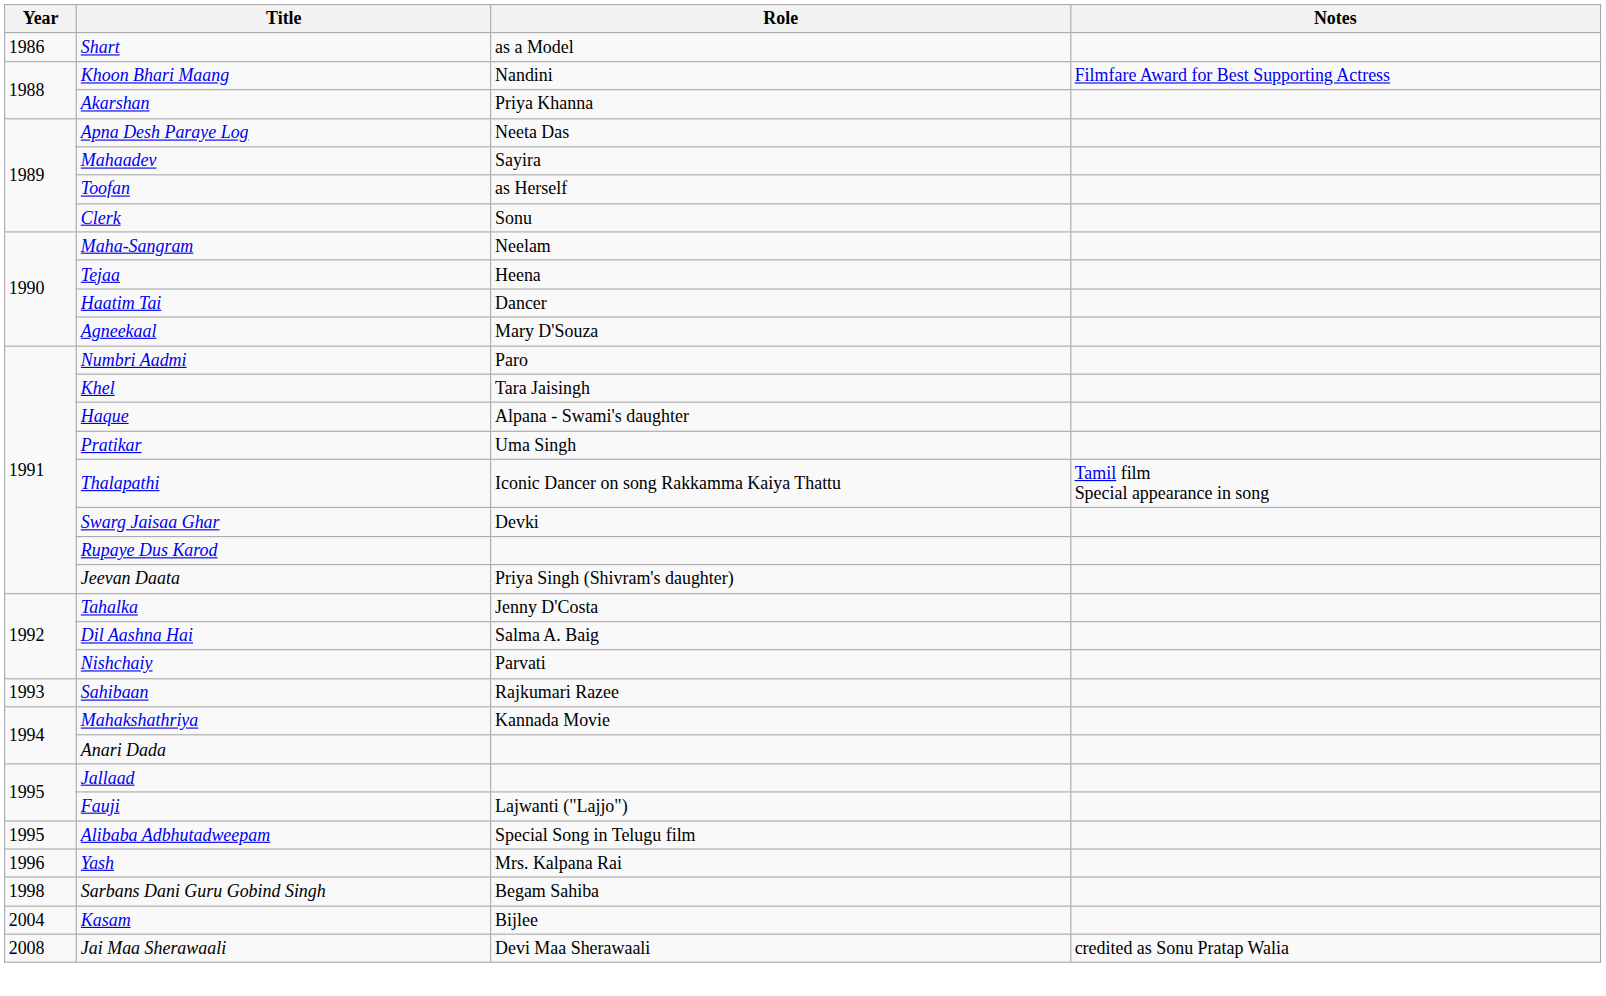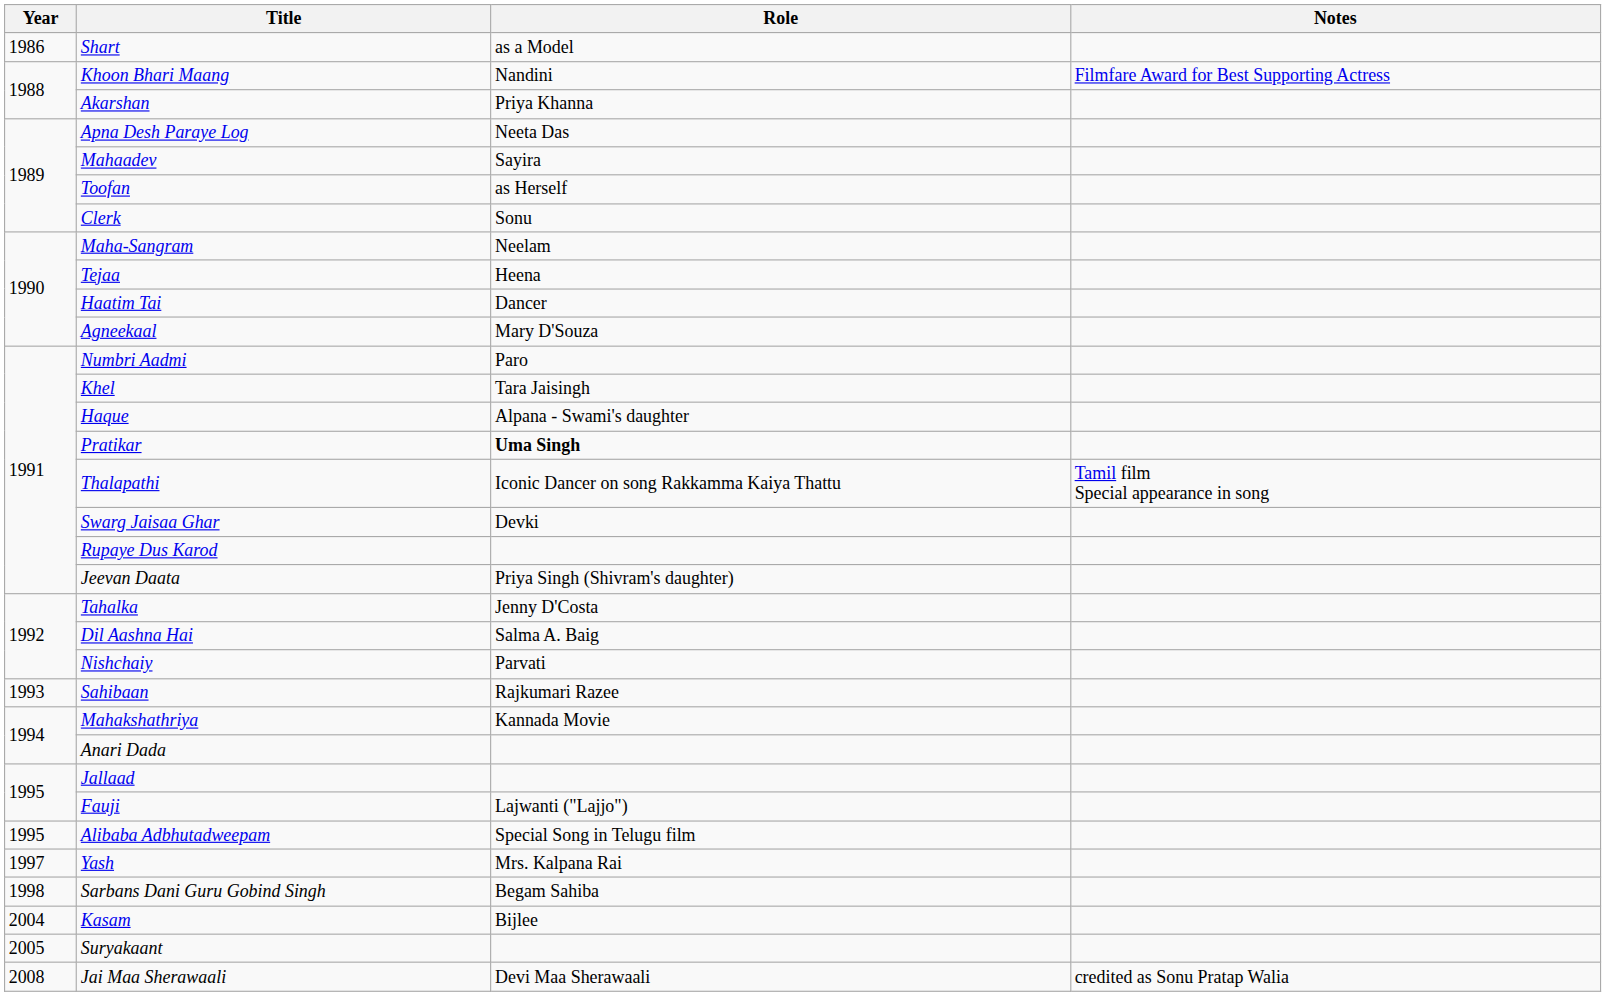(536, 445) normal -> (538, 445) bold
(27, 863) 1996 -> (27, 863) 1997
+ row: (122, 948)
